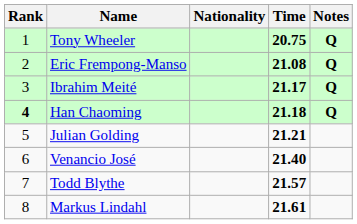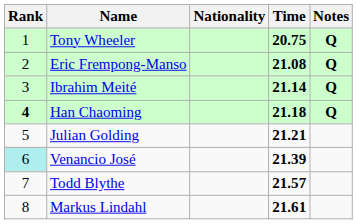(289, 87) 21.17 -> (289, 87) 21.14
(25, 159) no background -> (25, 159) paleturquoise background
(289, 159) 21.40 -> (289, 159) 21.39
